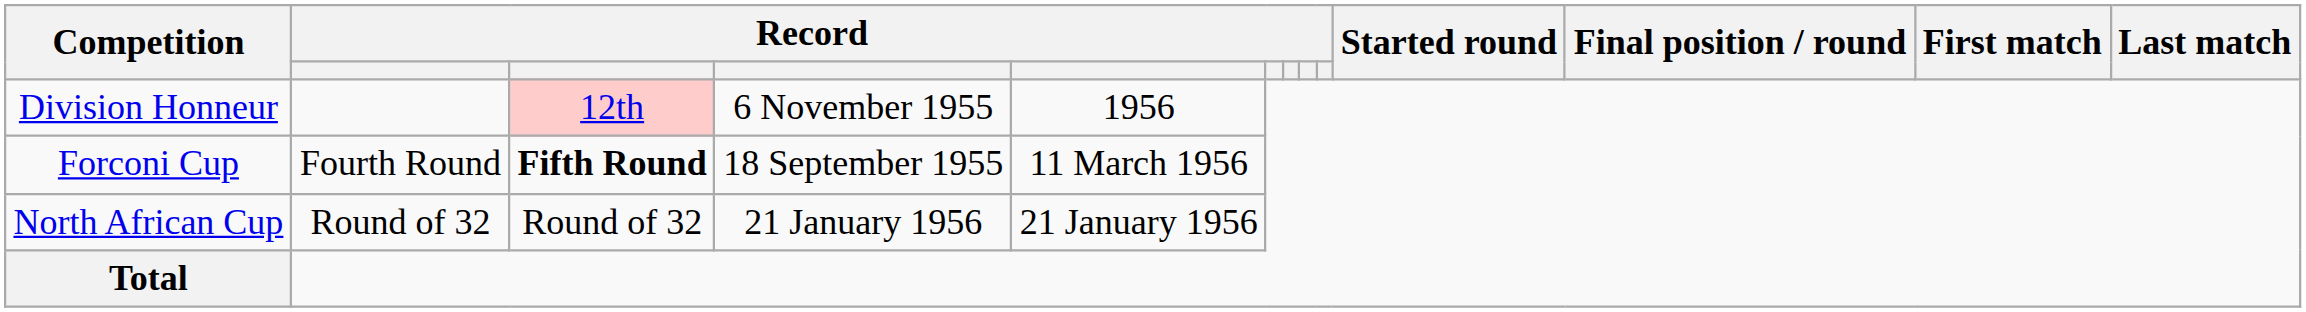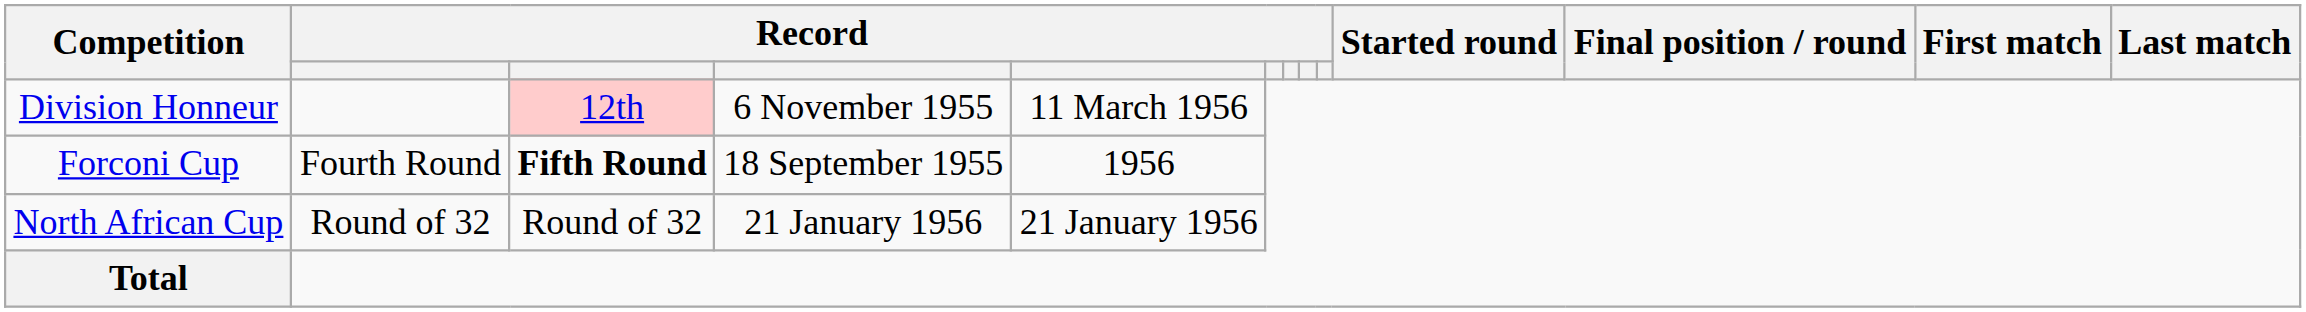(1139, 106) 1956 -> (1139, 106) 11 March 1956
(1139, 163) 11 March 1956 -> (1139, 163) 1956
